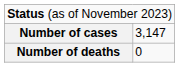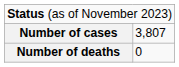(151, 33) 3,147 -> (151, 33) 3,807
